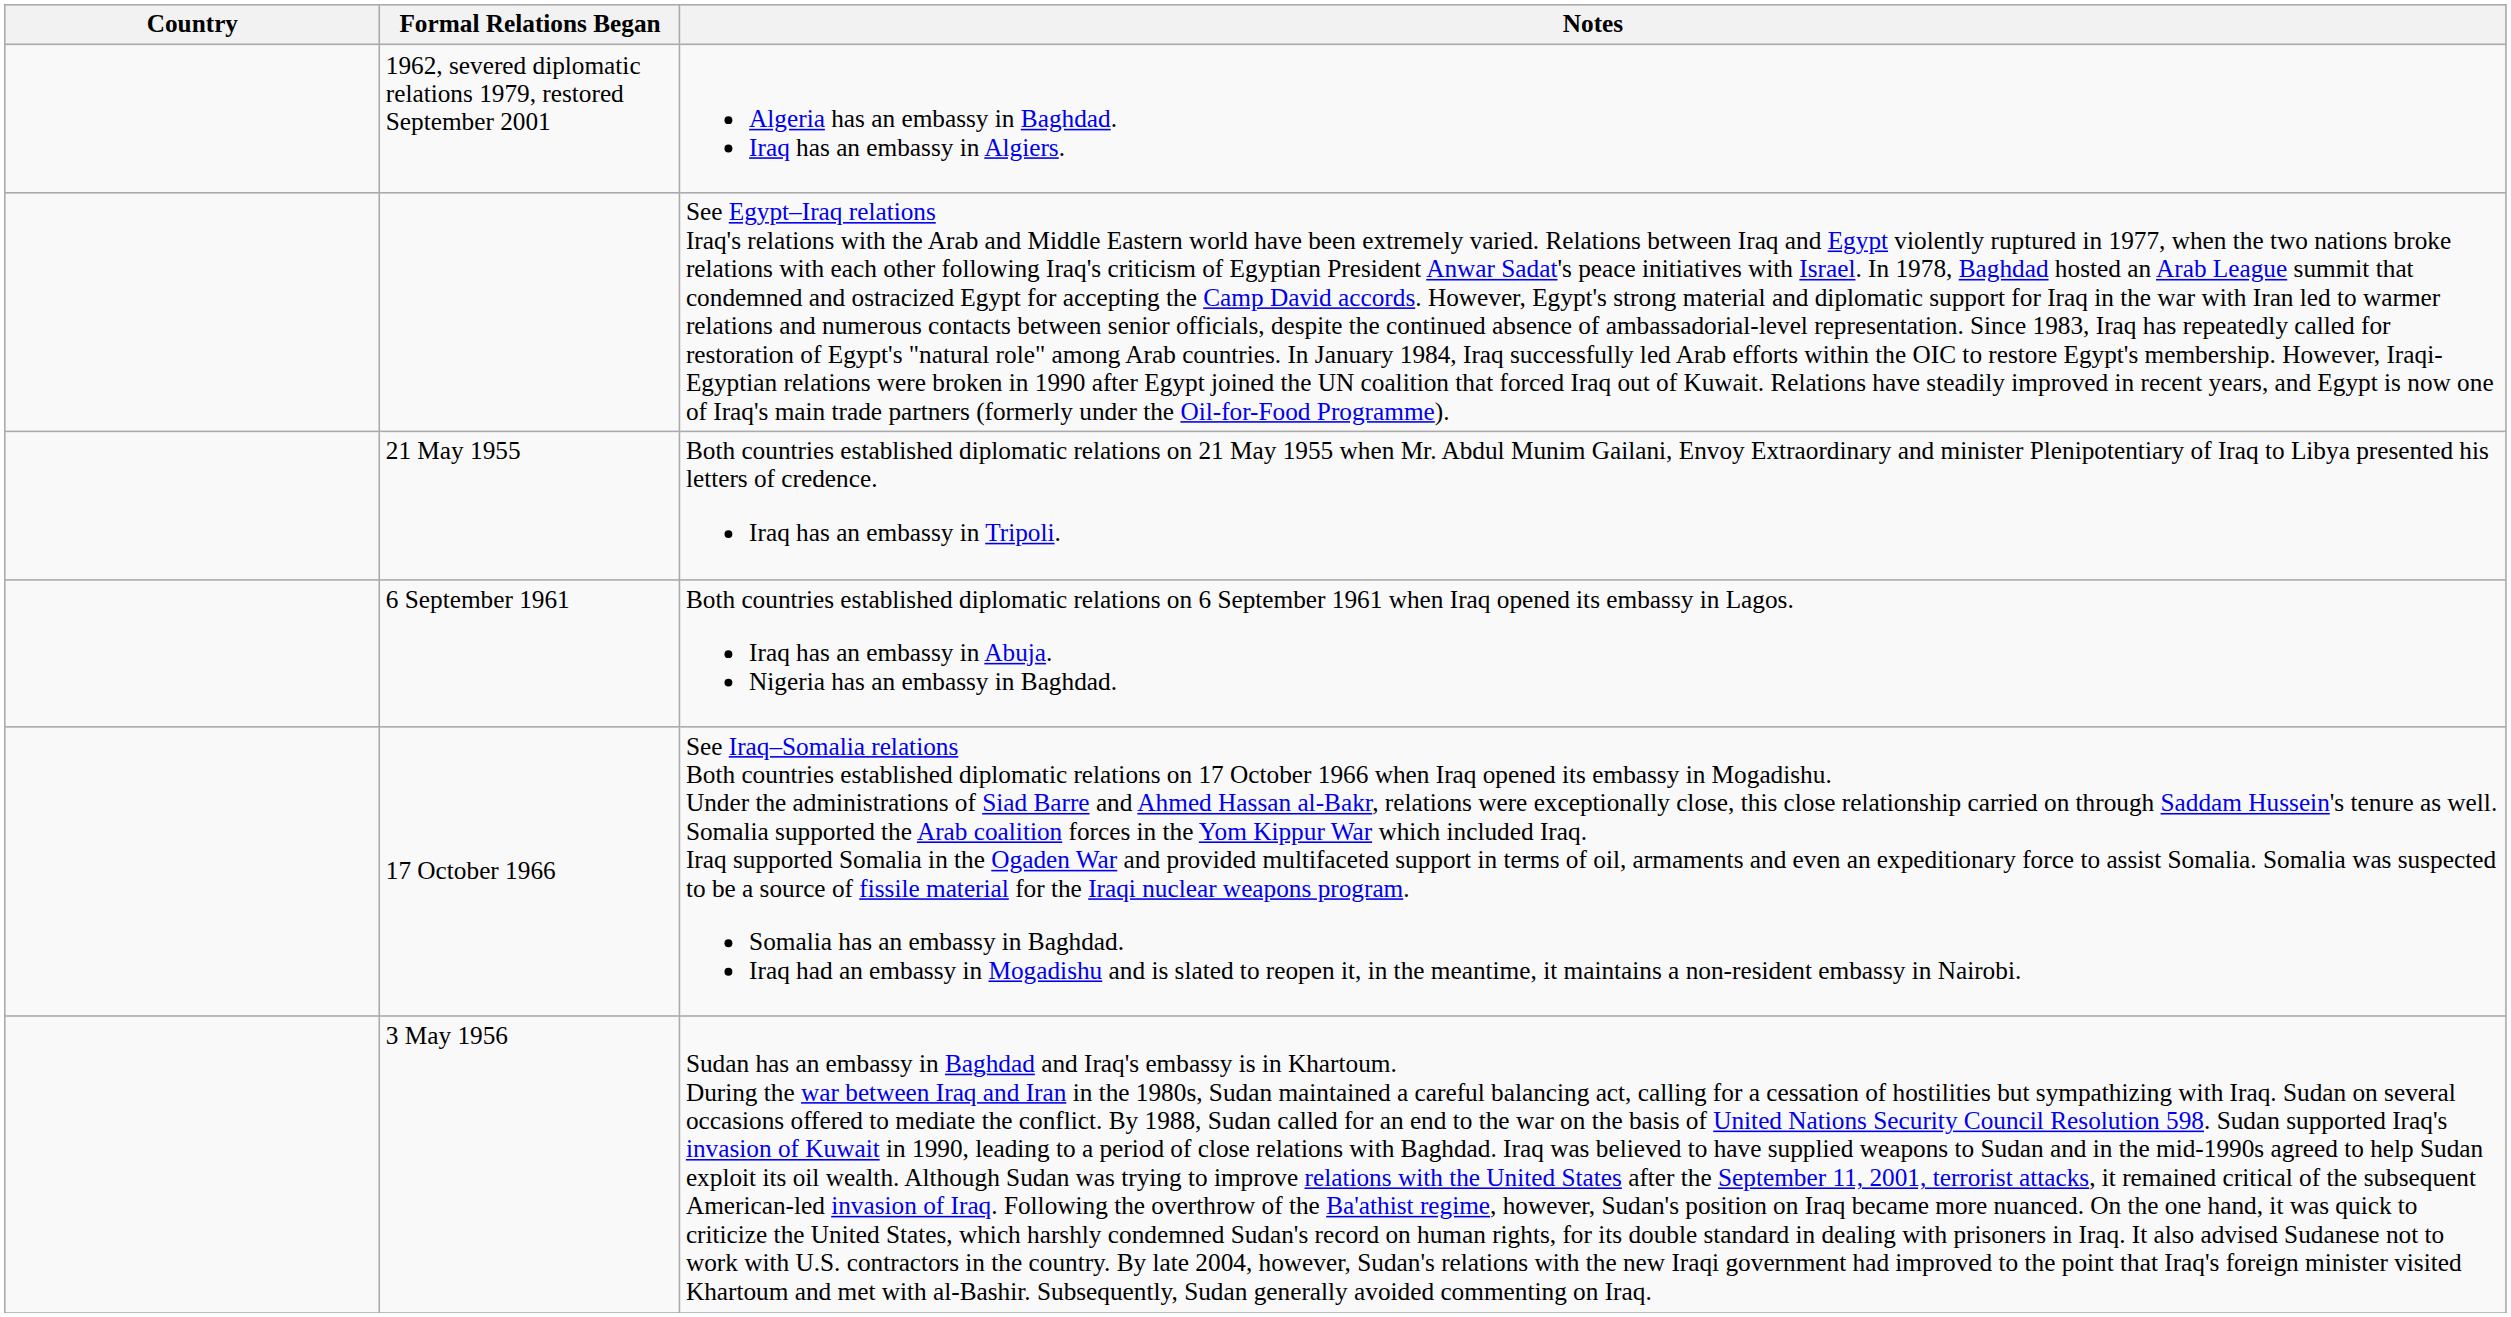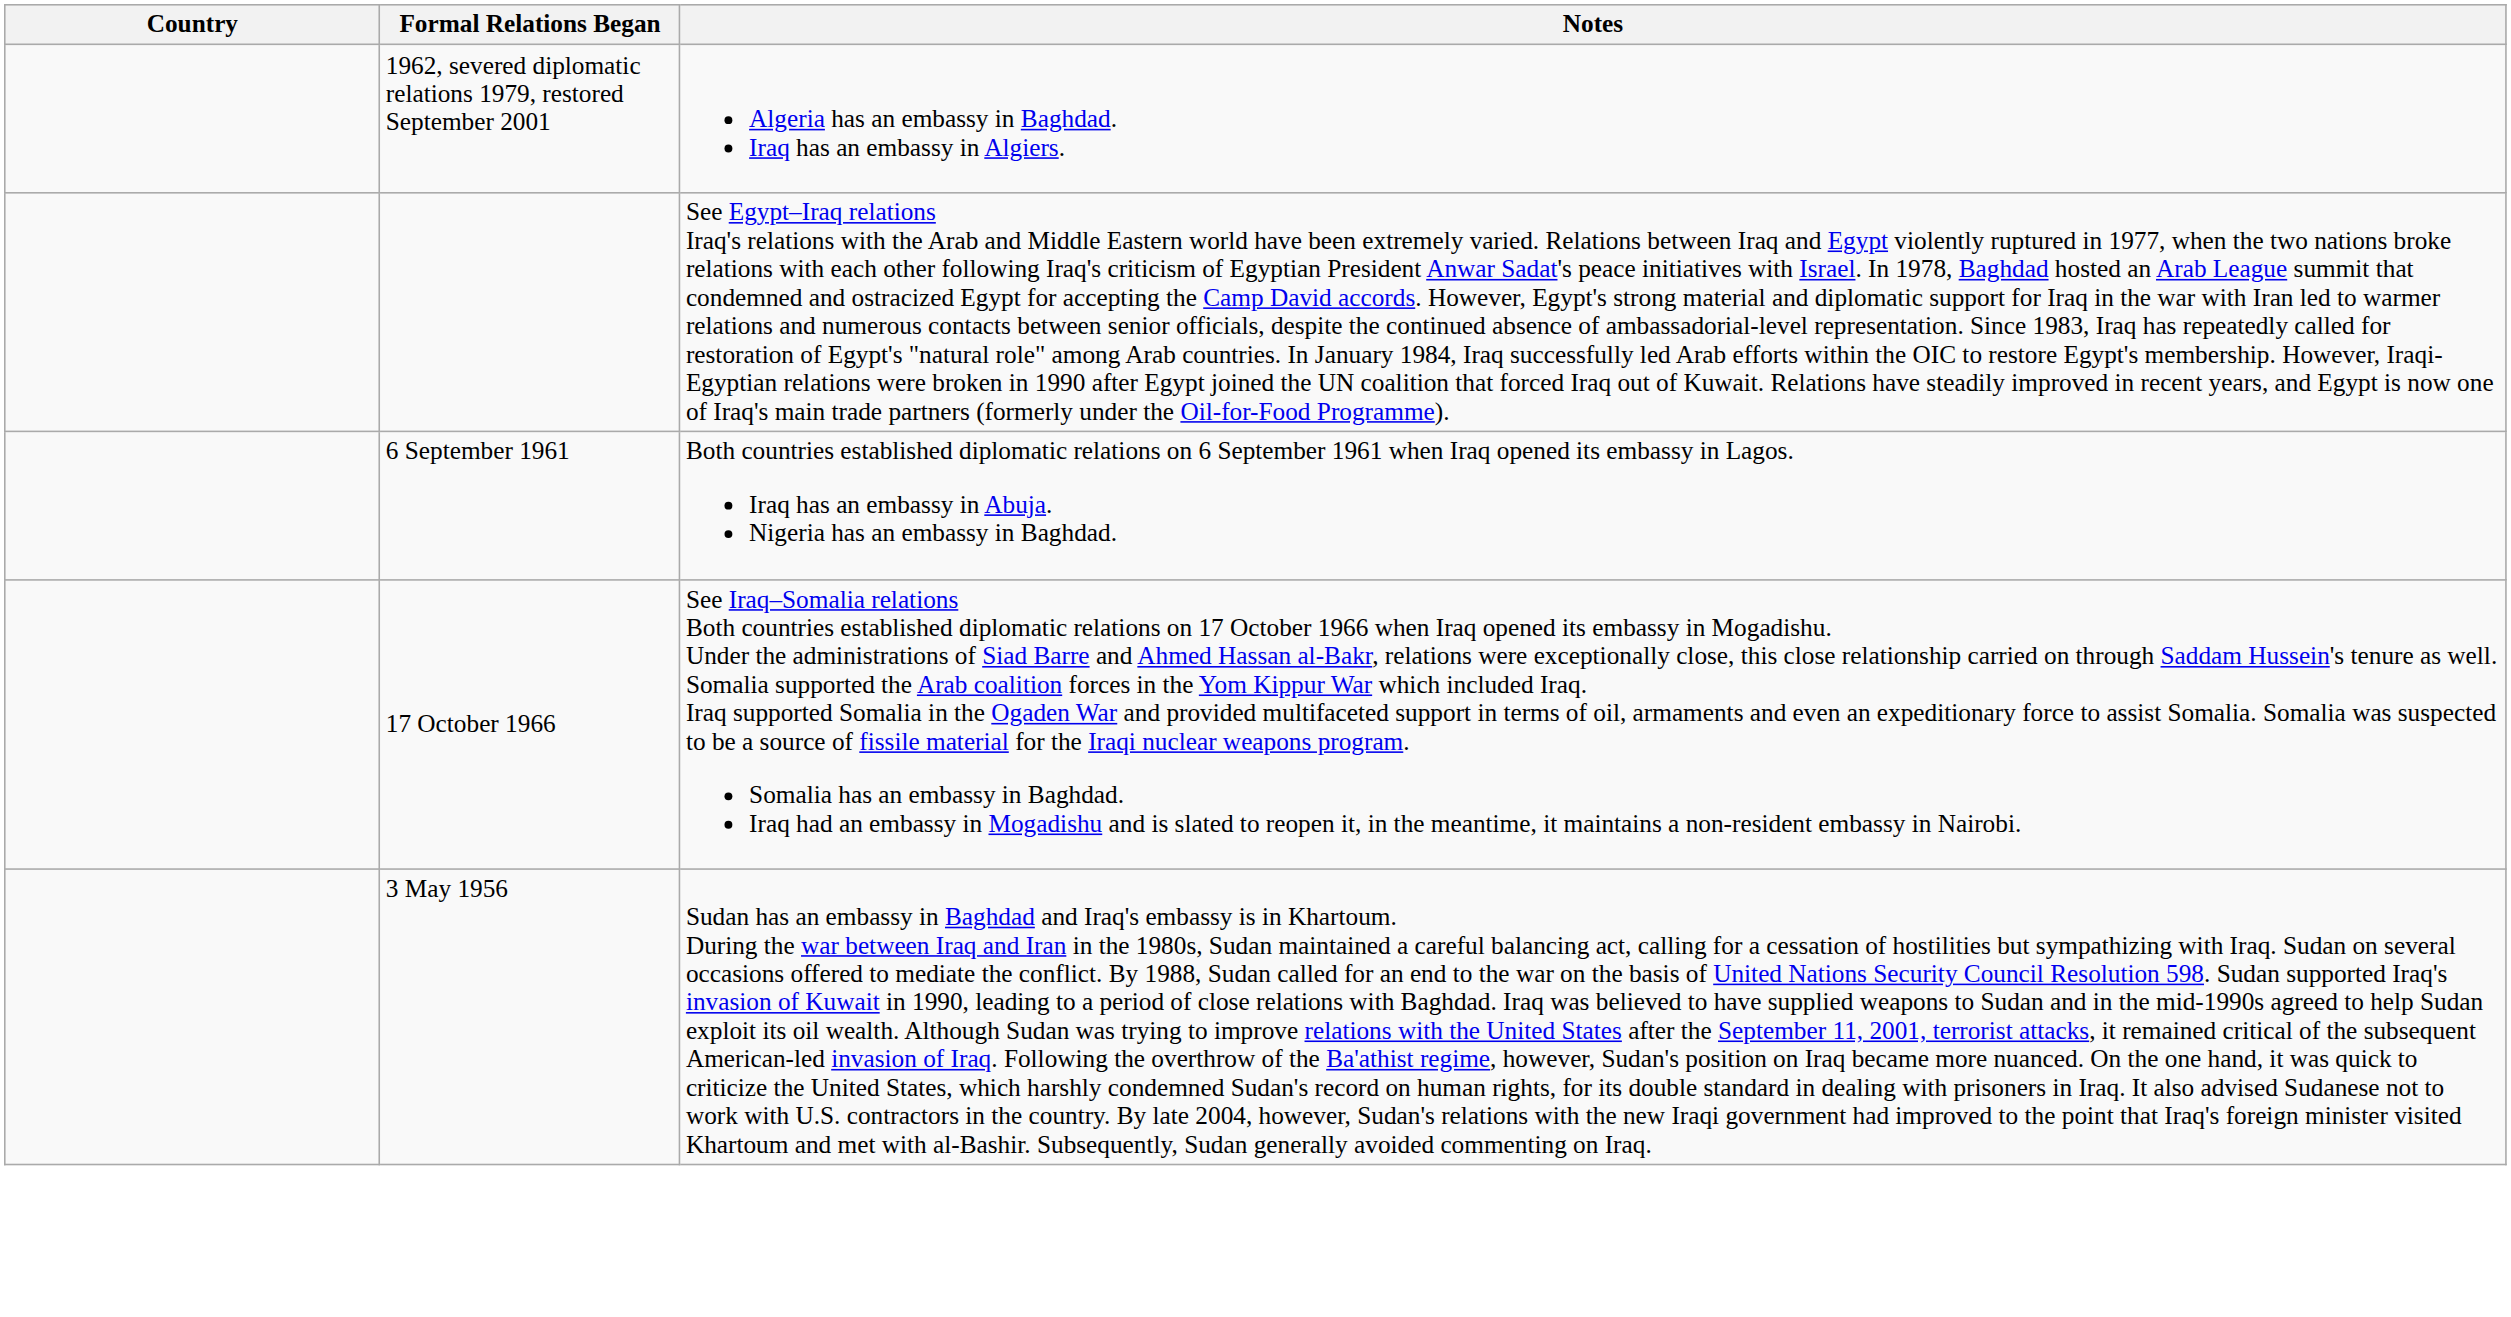- row: (453, 451)
